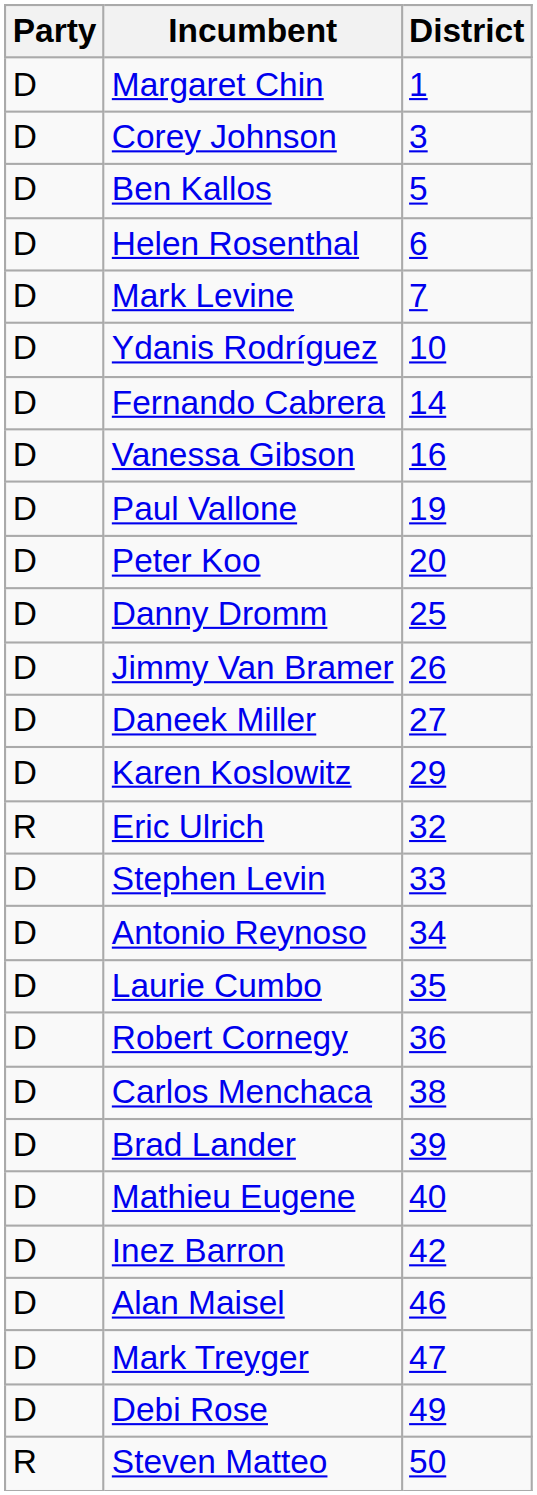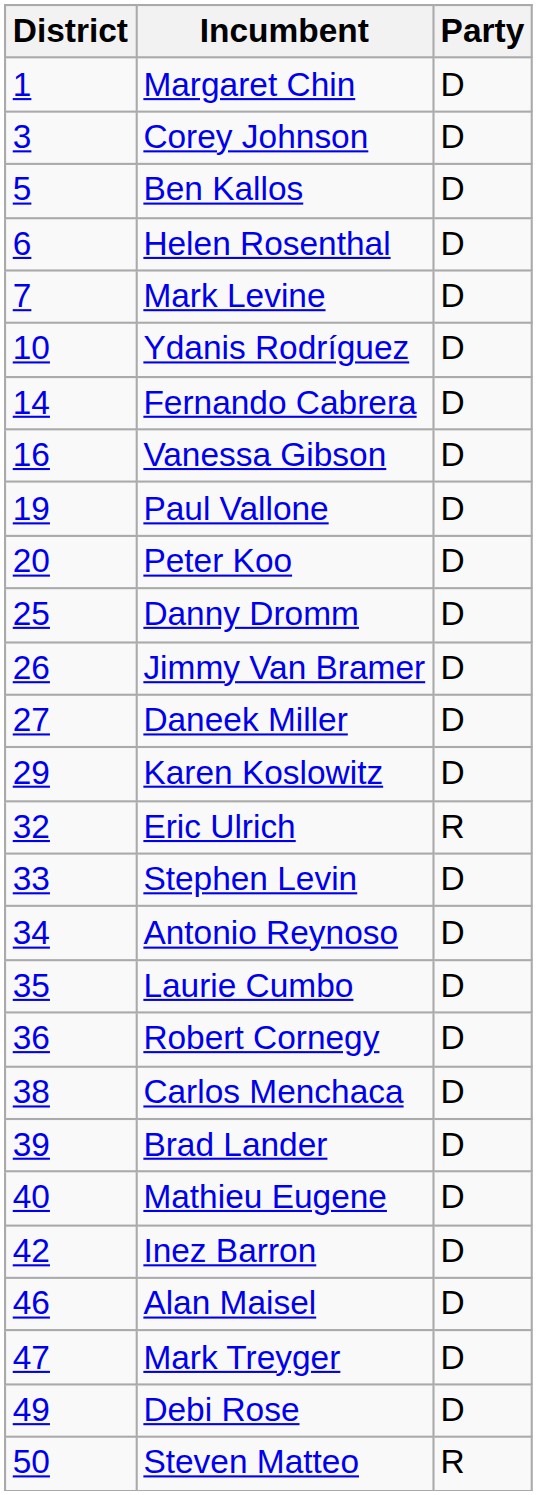columns swapped: (467, 31) <-> (55, 31)
